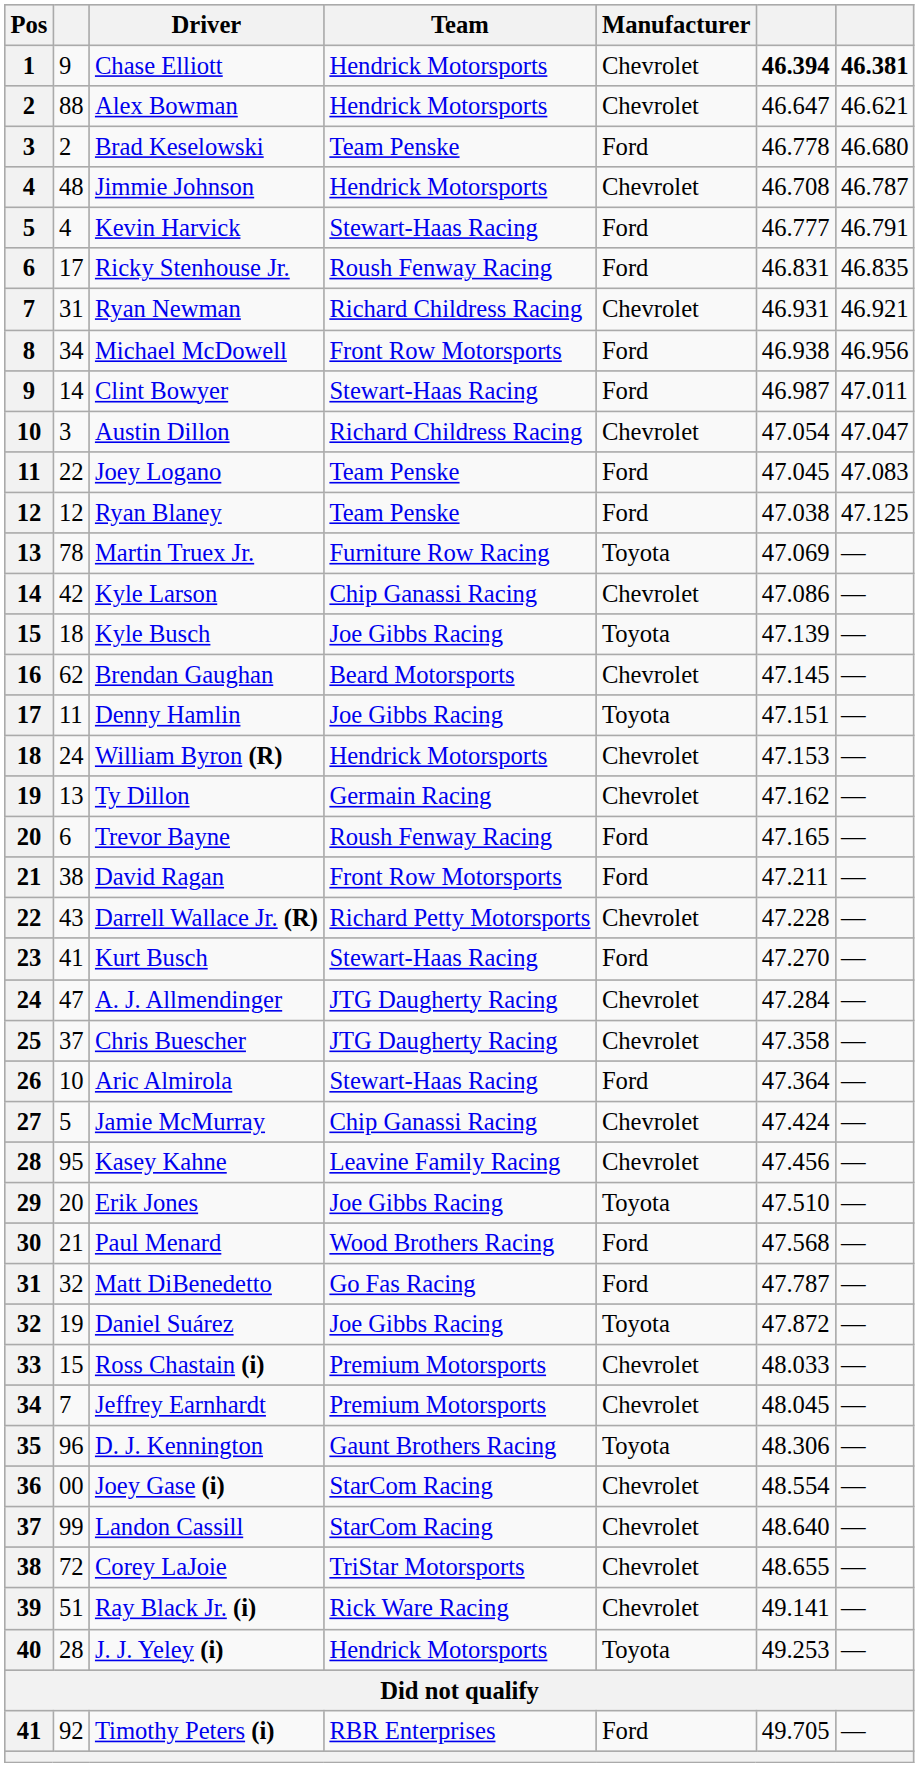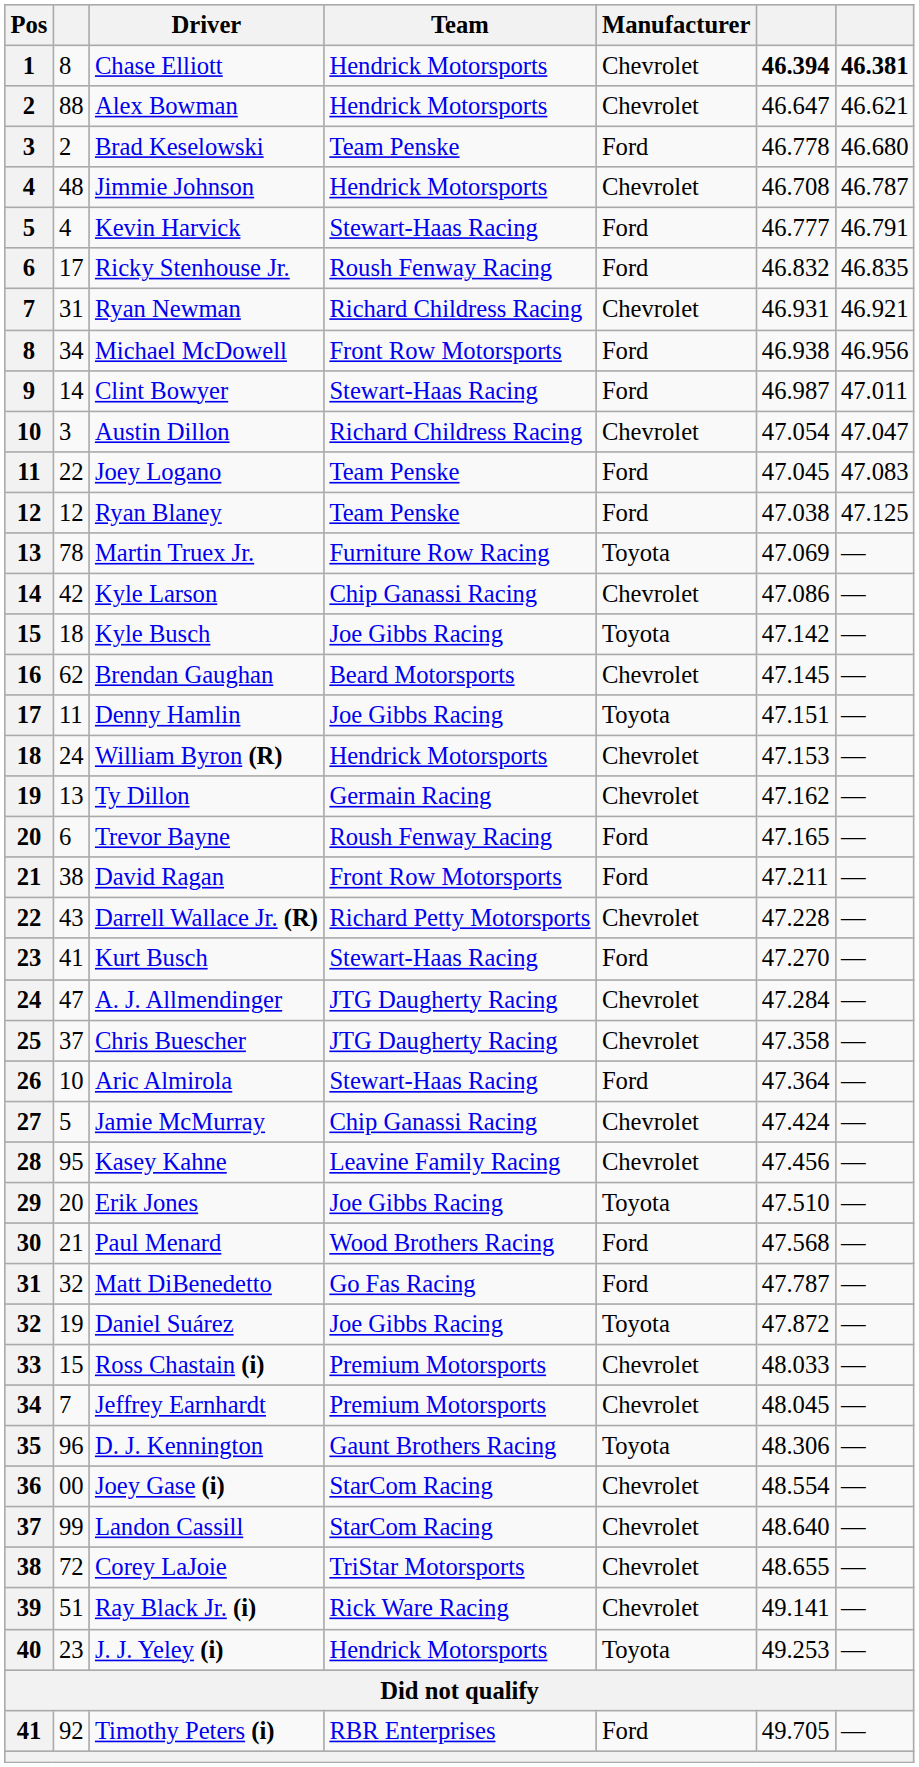(65, 65) 9 -> (65, 65) 8
(796, 268) 46.831 -> (796, 268) 46.832
(796, 634) 47.139 -> (796, 634) 47.142
(71, 1649) 28 -> (71, 1649) 23
